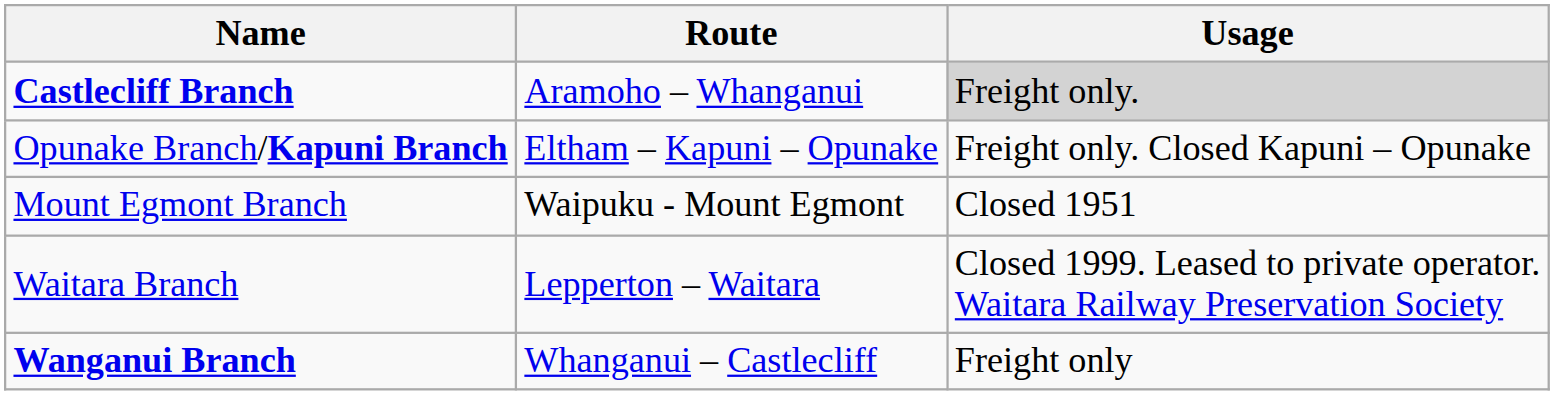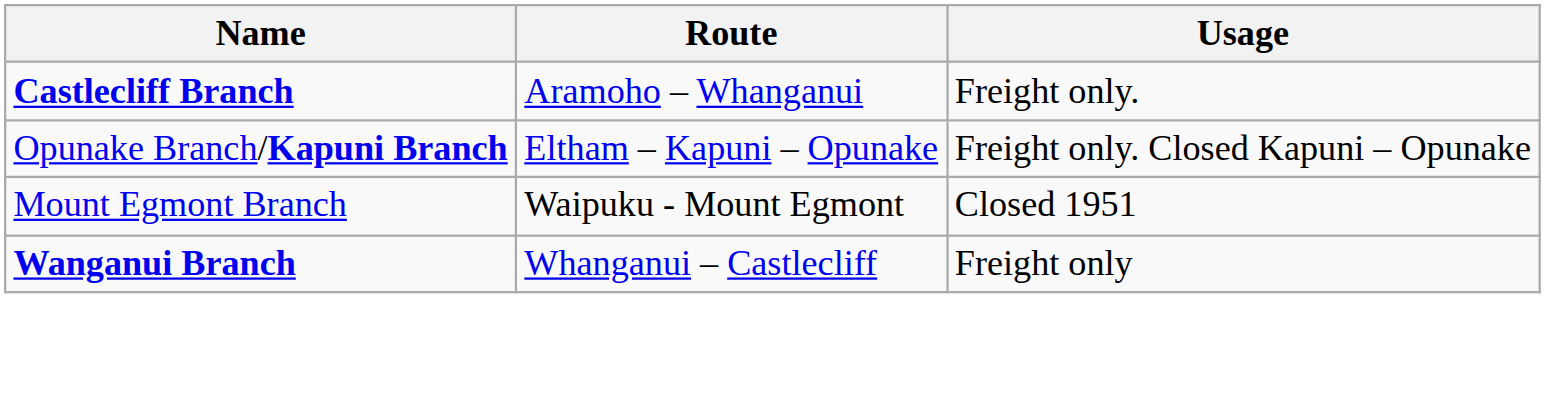(1047, 90) lightgrey background -> (1047, 90) no background
- row: (126, 282)
